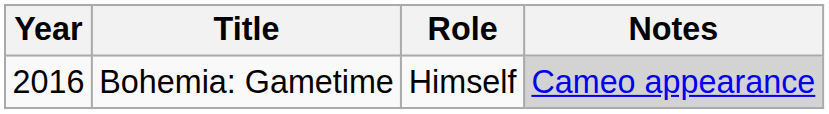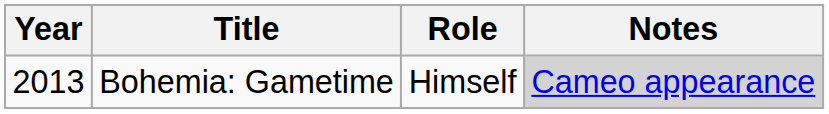(48, 81) 2016 -> (48, 81) 2013
